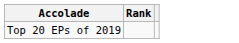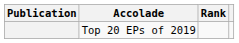+ column: (42, 13)
